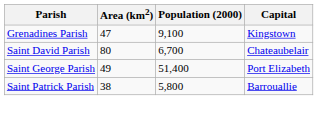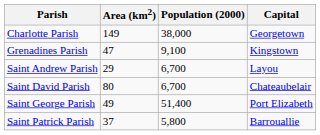+ row: (43, 33)
+ row: (52, 68)
(106, 86) 38 -> (108, 121) 37
